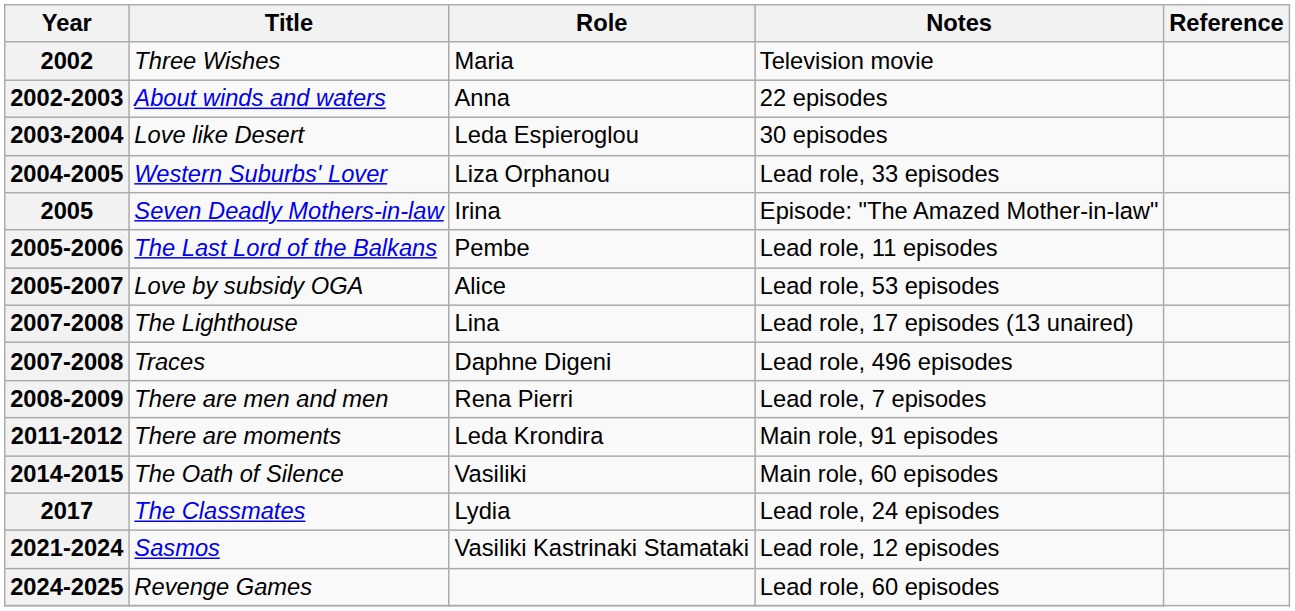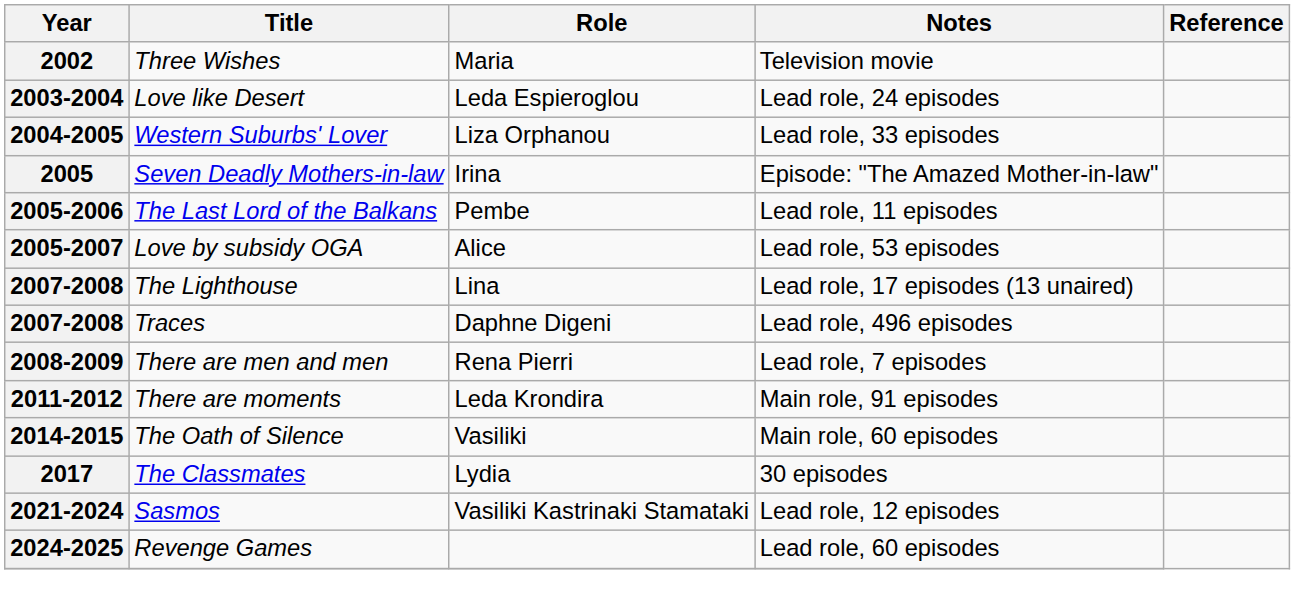- row: (67, 98)
(824, 135) 30 episodes -> (880, 98) Lead role, 24 episodes
(880, 511) Lead role, 24 episodes -> (824, 473) 30 episodes
